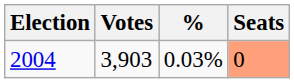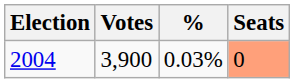(126, 58) 3,903 -> (126, 58) 3,900
